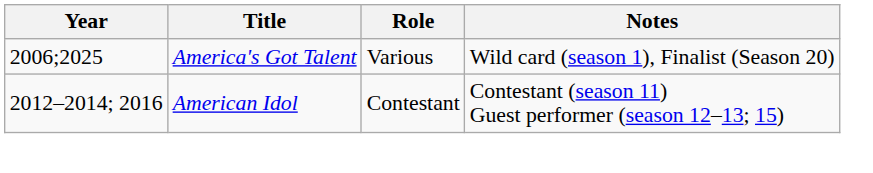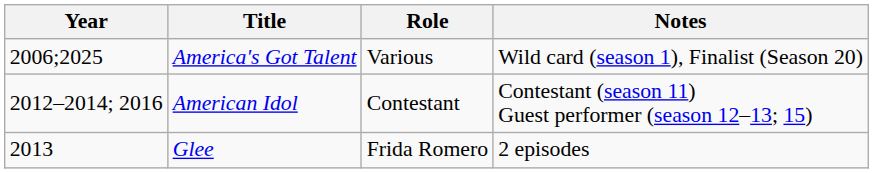+ row: (193, 149)
